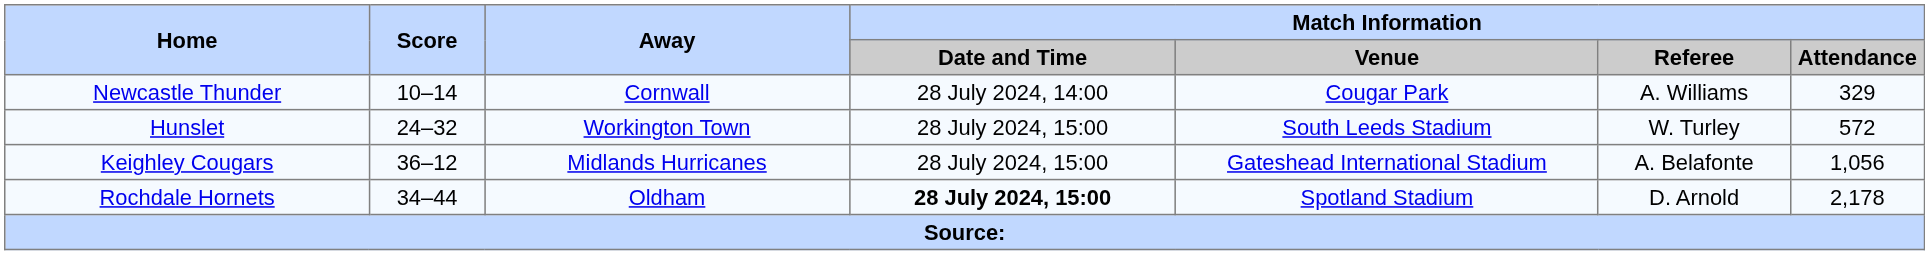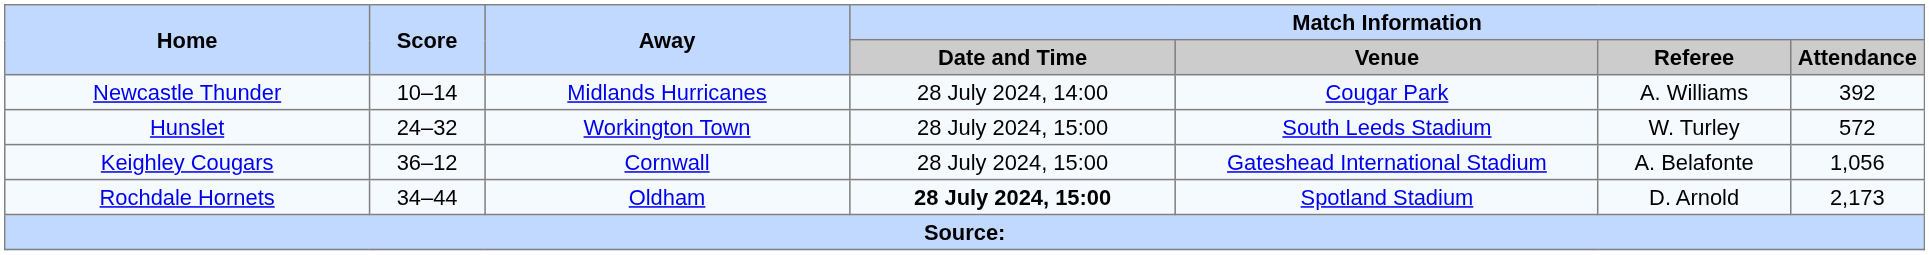(667, 92) Cornwall -> (667, 92) Midlands Hurricanes
(1857, 92) 329 -> (1857, 92) 392
(667, 162) Midlands Hurricanes -> (667, 162) Cornwall
(1857, 197) 2,178 -> (1857, 197) 2,173
